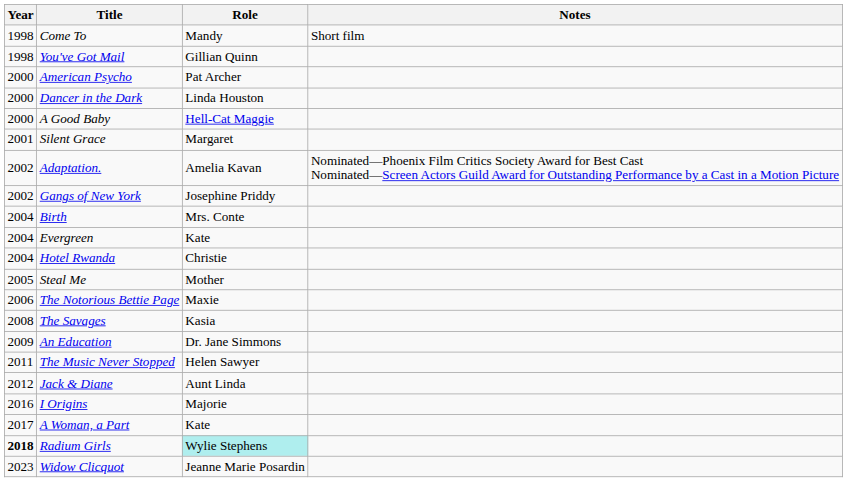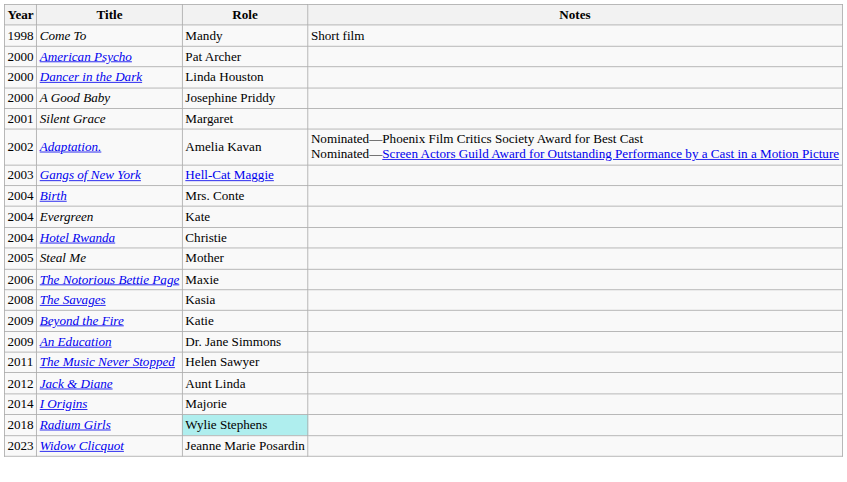- row: (82, 56)
(230, 118) Hell-Cat Maggie -> (230, 98) Josephine Priddy
(21, 196) 2002 -> (21, 175) 2003
(230, 196) Josephine Priddy -> (230, 175) Hell-Cat Maggie
+ row: (82, 320)
(21, 404) 2016 -> (21, 404) 2014
- row: (85, 425)
(21, 445) bold -> (21, 425) normal
